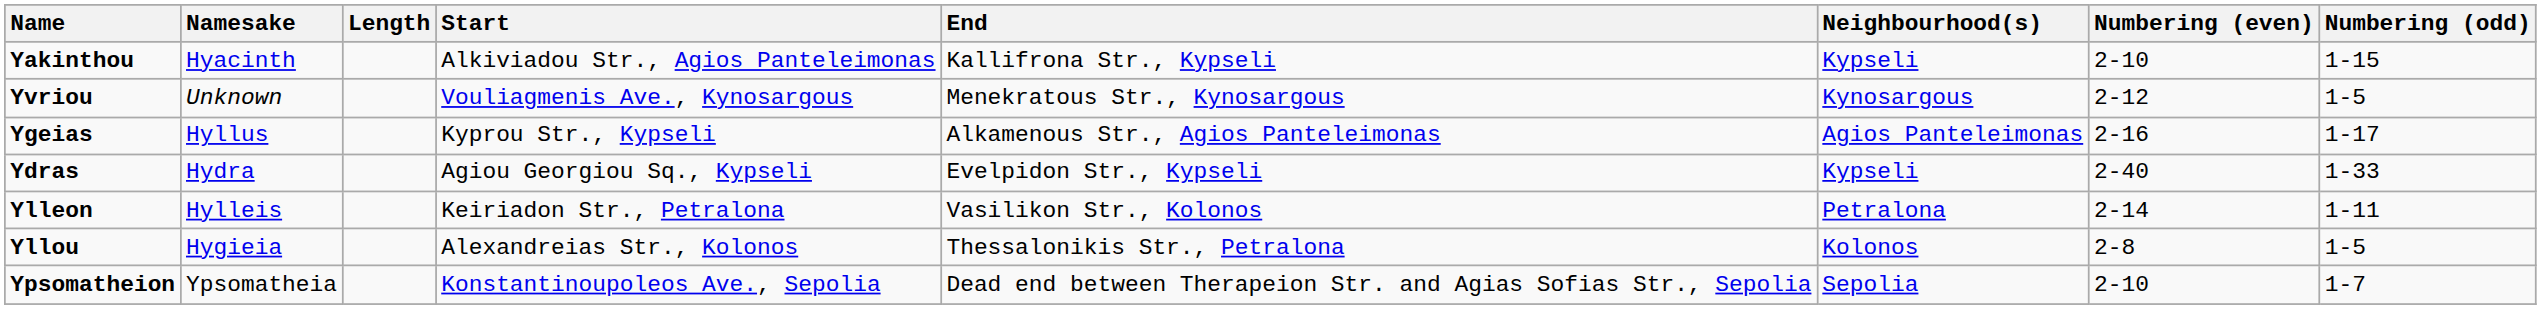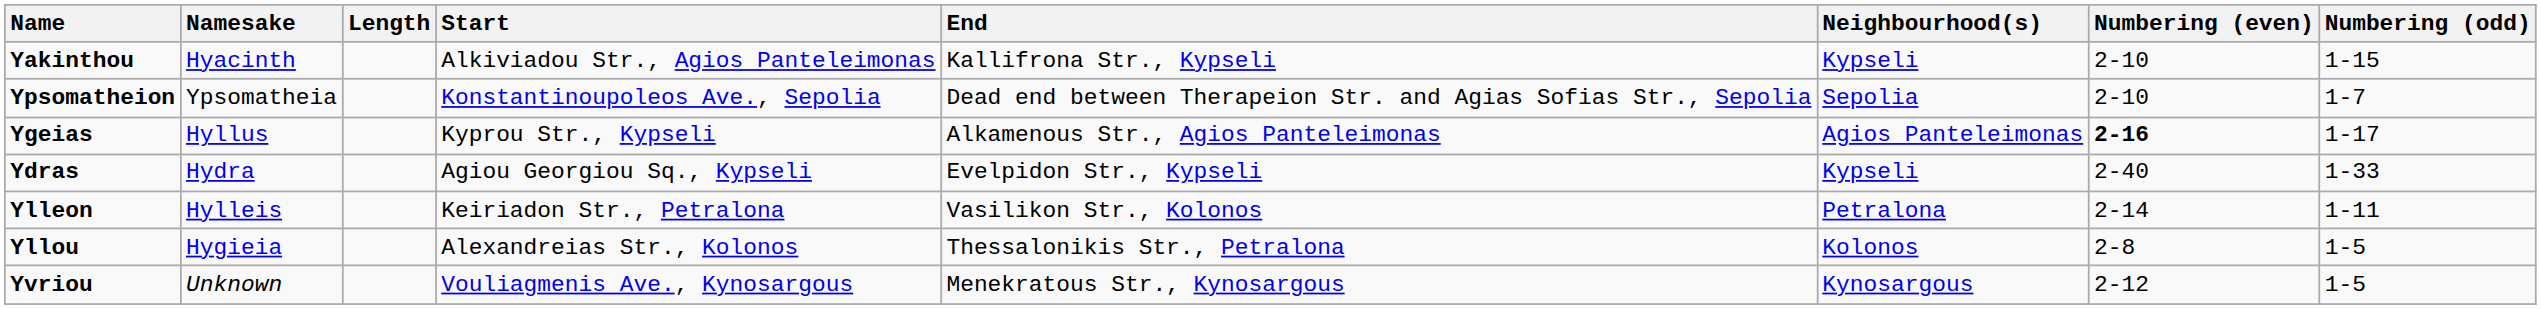rows swapped: (52, 98) <-> (93, 285)
(2122, 135) normal -> (2122, 135) bold
